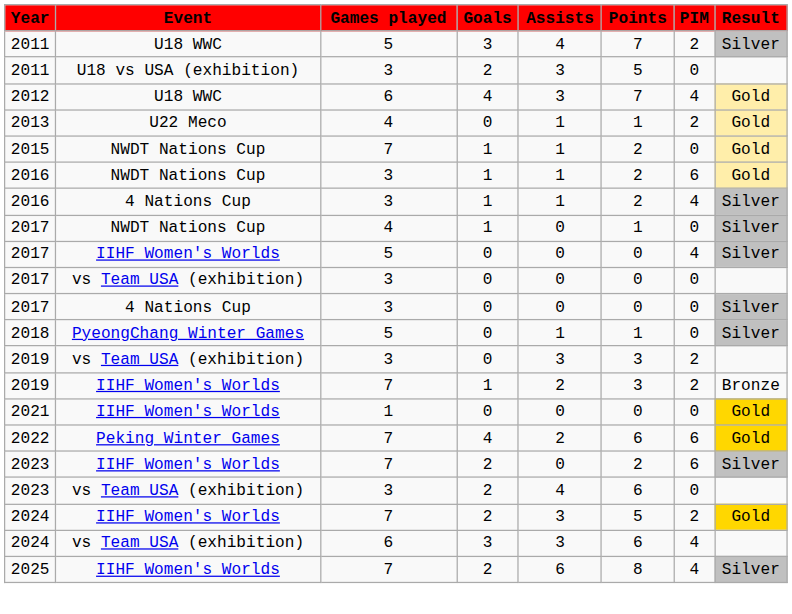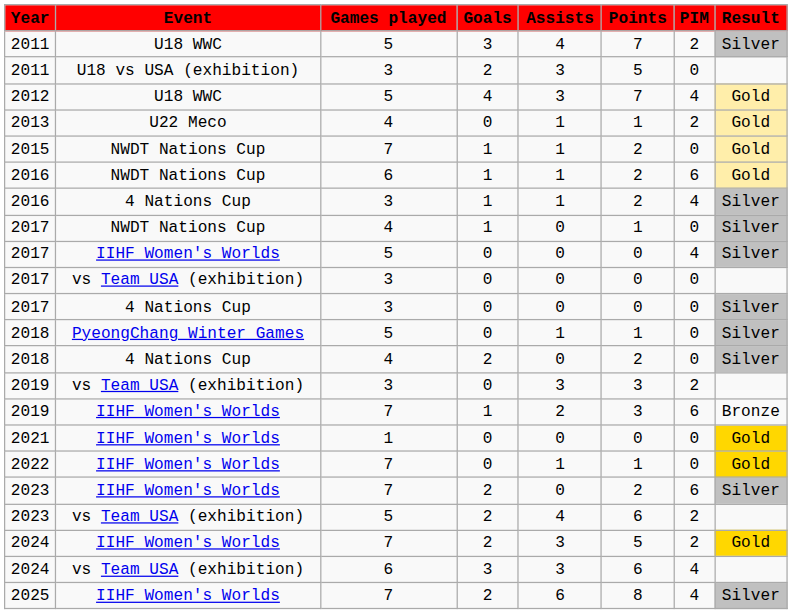(388, 97) 6 -> (388, 97) 5
(388, 175) 3 -> (388, 175) 6
+ row: (30, 359)
(694, 386) 2 -> (694, 412) 6
- row: (30, 438)
+ row: (30, 464)
(388, 491) 3 -> (388, 517) 5
(694, 491) 0 -> (694, 517) 2
